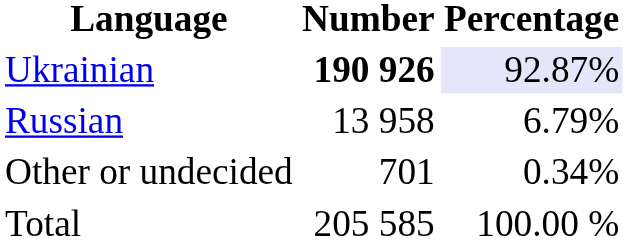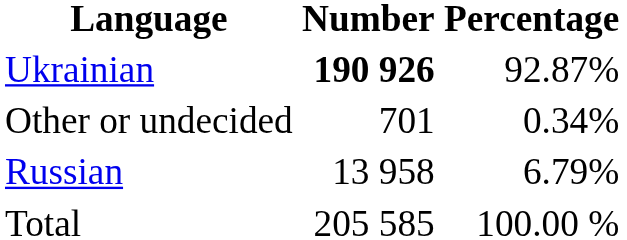(562, 69) lavender background -> (562, 69) no background
rows swapped: (64, 120) <-> (149, 172)
